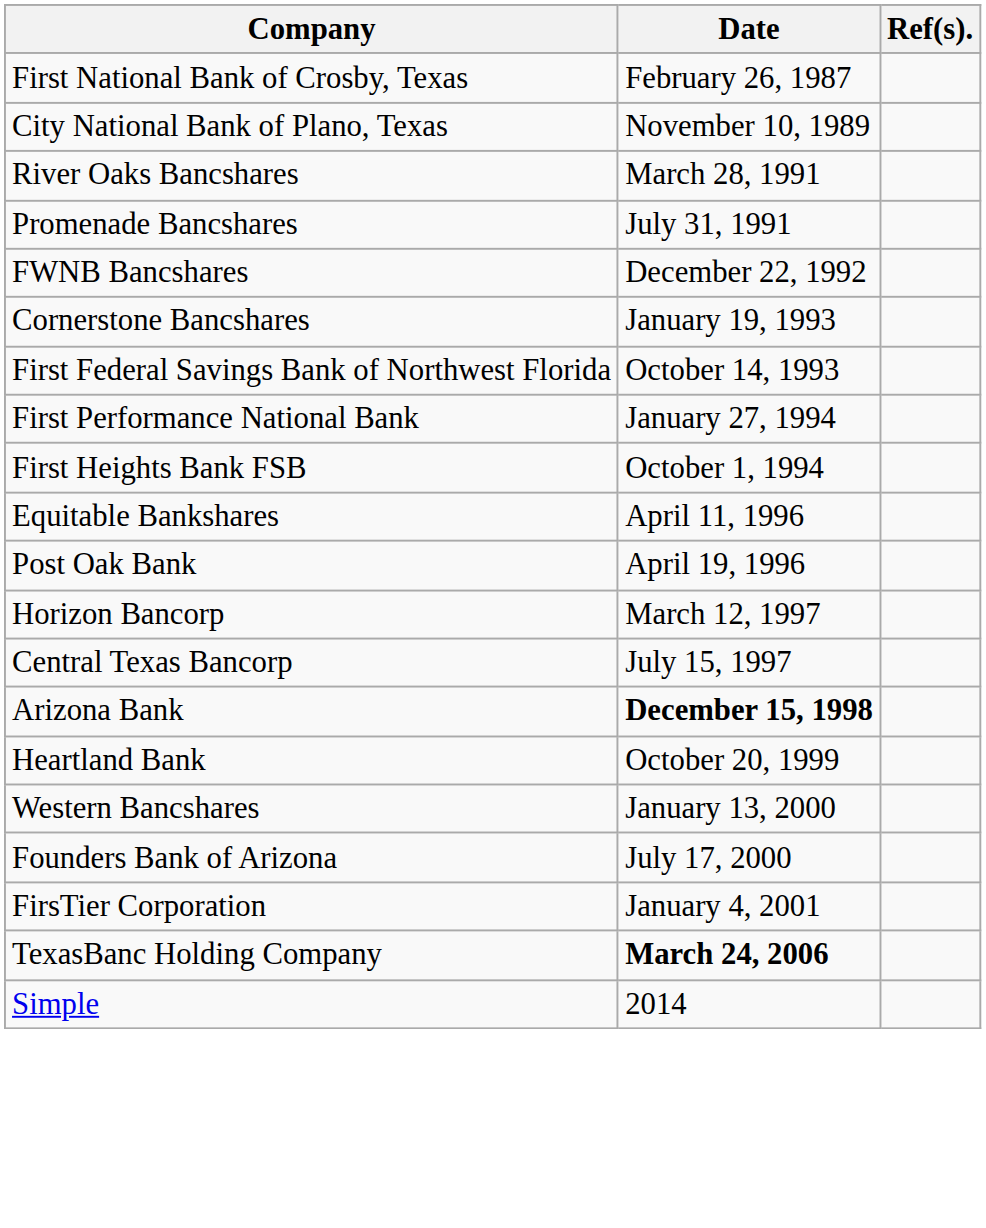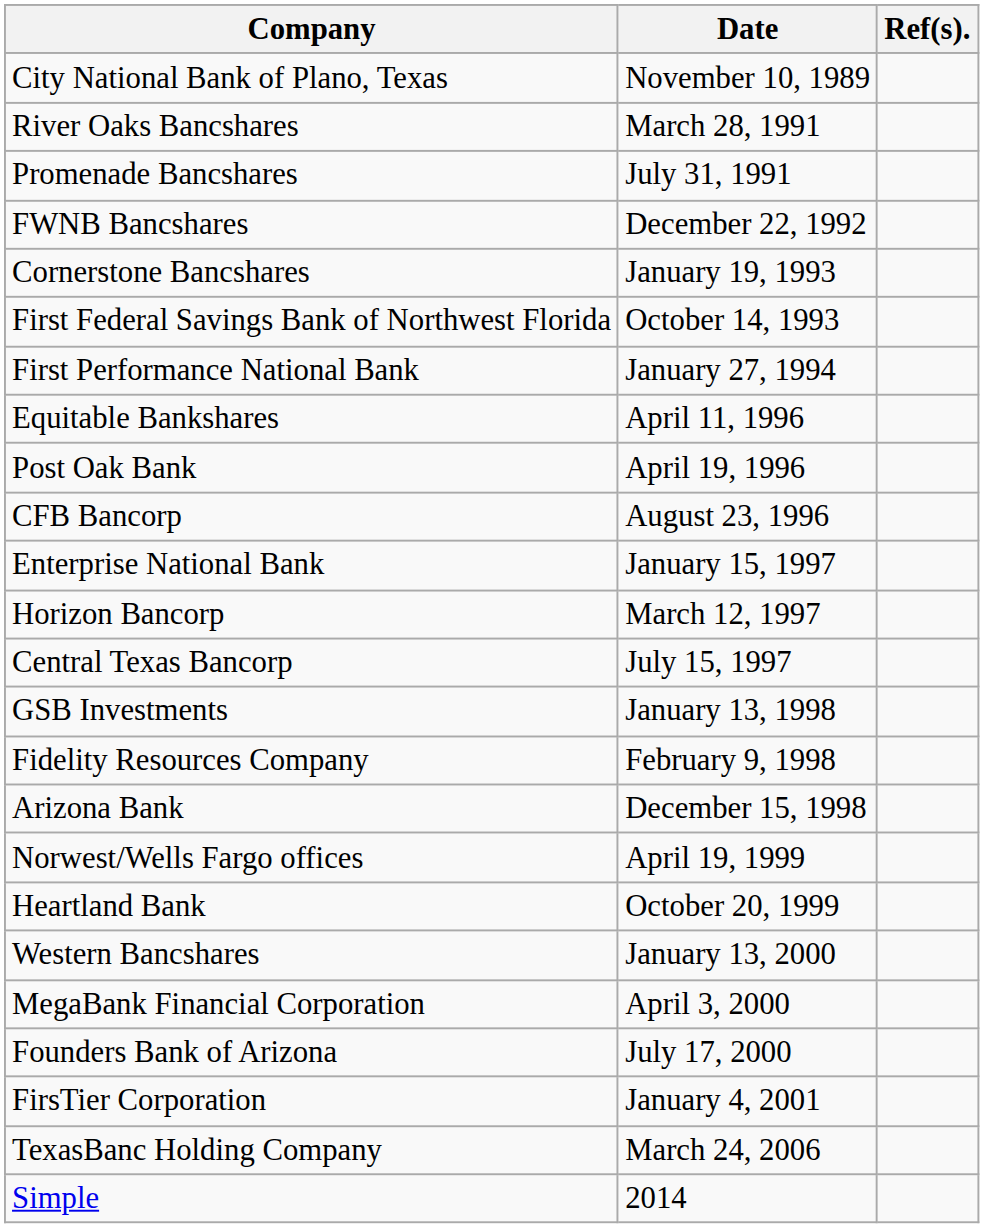- row: (240, 77)
- row: (159, 467)
+ row: (97, 516)
+ row: (168, 564)
+ row: (120, 710)
+ row: (190, 759)
(749, 710) bold -> (746, 808) normal
+ row: (188, 857)
+ row: (218, 1003)
(727, 954) bold -> (723, 1149) normal
